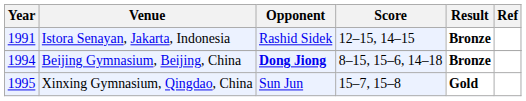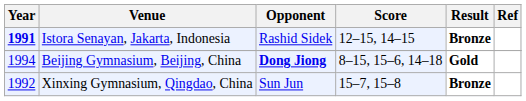(22, 39) normal -> (22, 39) bold
(470, 61) Bronze -> (463, 61) Gold
(22, 84) 1995 -> (22, 84) 1992
(463, 84) Gold -> (470, 84) Bronze
